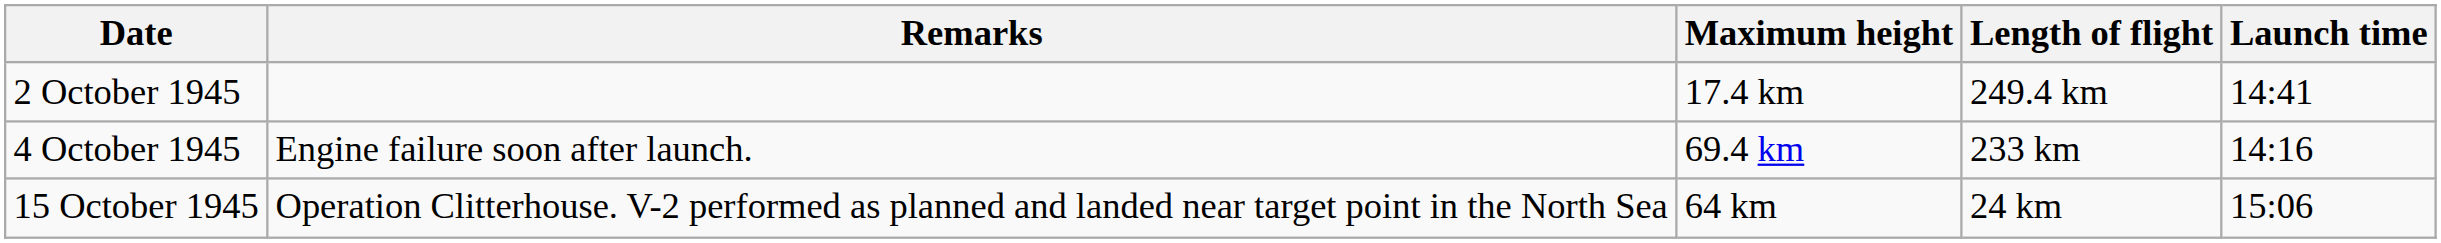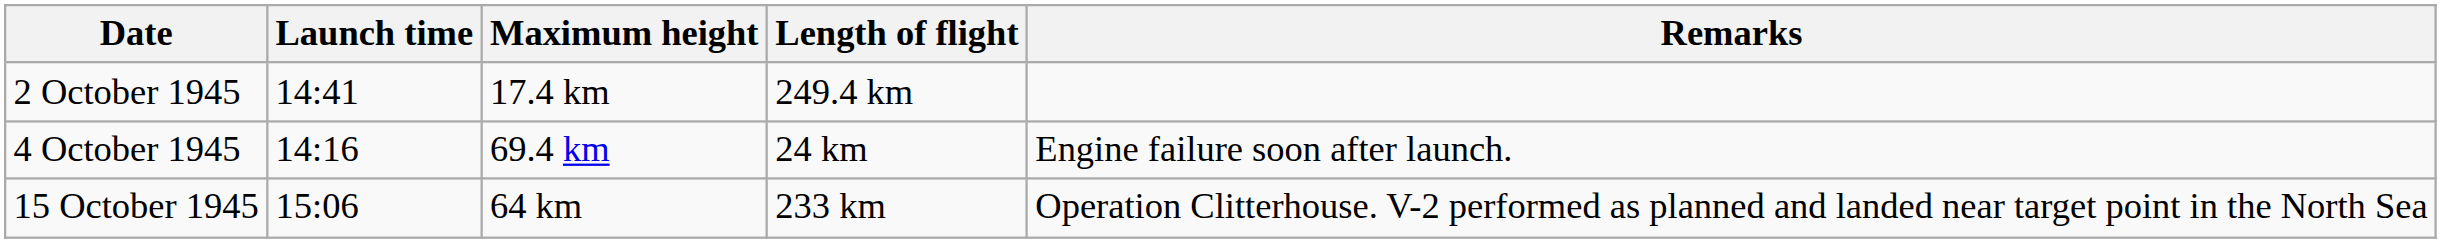columns swapped: (2329, 33) <-> (972, 33)
(2025, 149) 233 km -> (821, 149) 24 km
(2016, 206) 24 km -> (831, 206) 233 km
